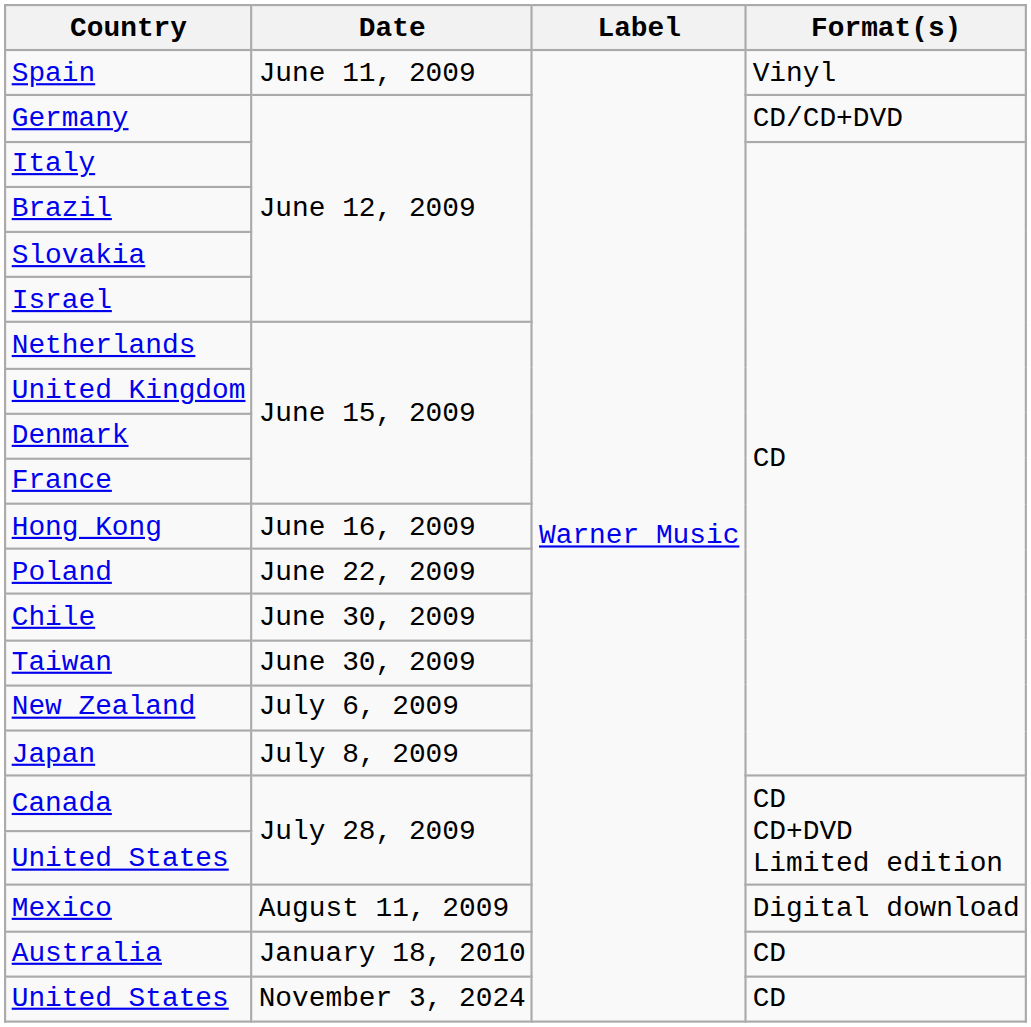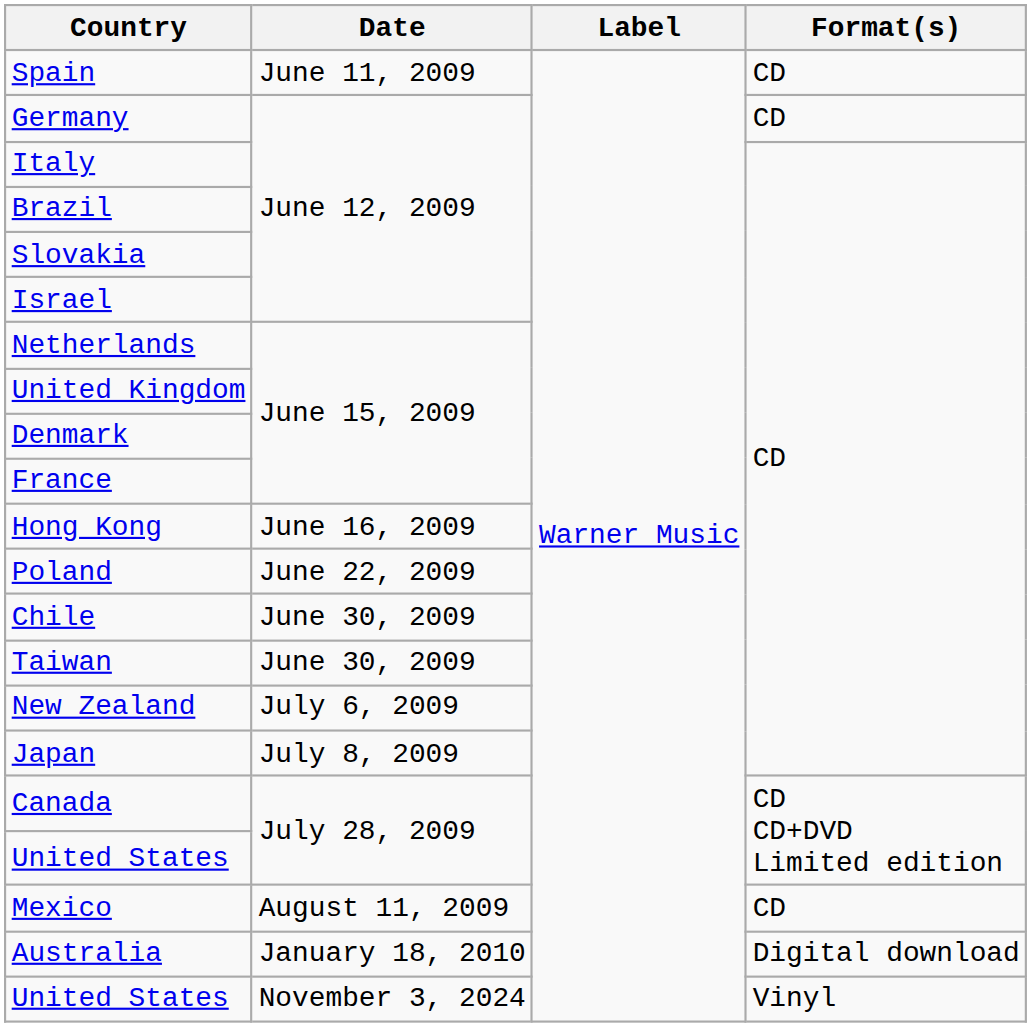(794, 73) Vinyl -> (769, 73) CD
(828, 118) CD/CD+DVD -> (769, 118) CD
(886, 908) Digital download -> (769, 908) CD
(769, 953) CD -> (886, 953) Digital download
(769, 999) CD -> (794, 999) Vinyl
